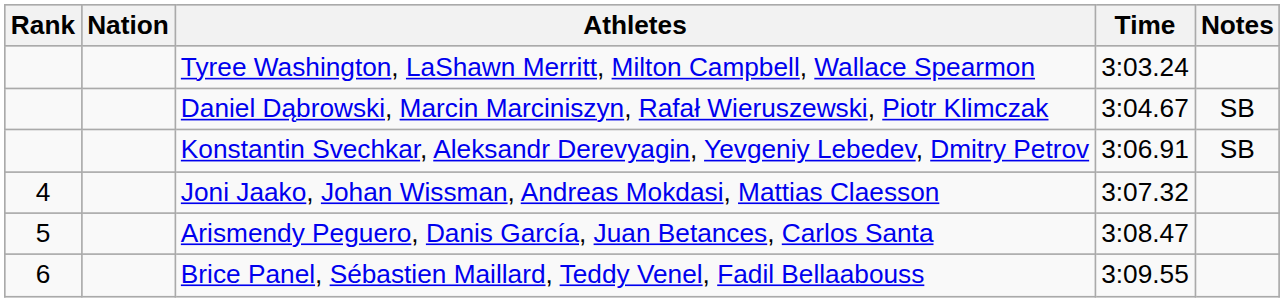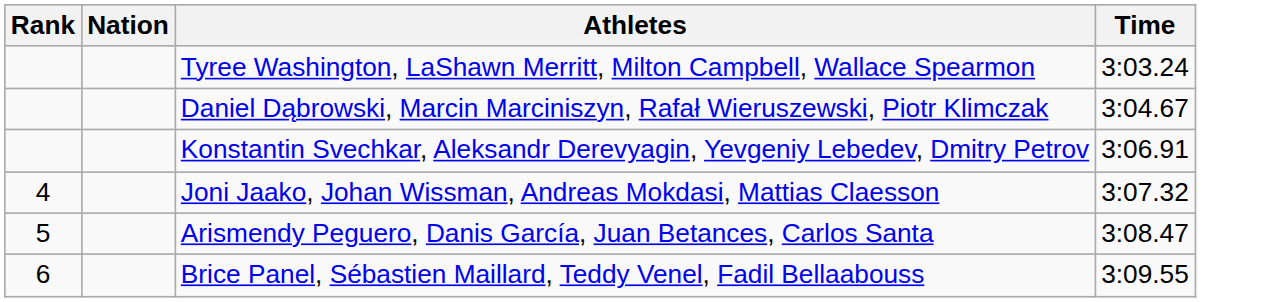- column: (1237, 25)
